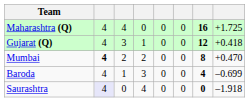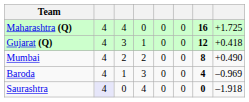(104, 58) bold -> (104, 58) normal
(229, 58) +0.470 -> (229, 58) +0.490
(229, 74) –0.699 -> (229, 74) –0.969
